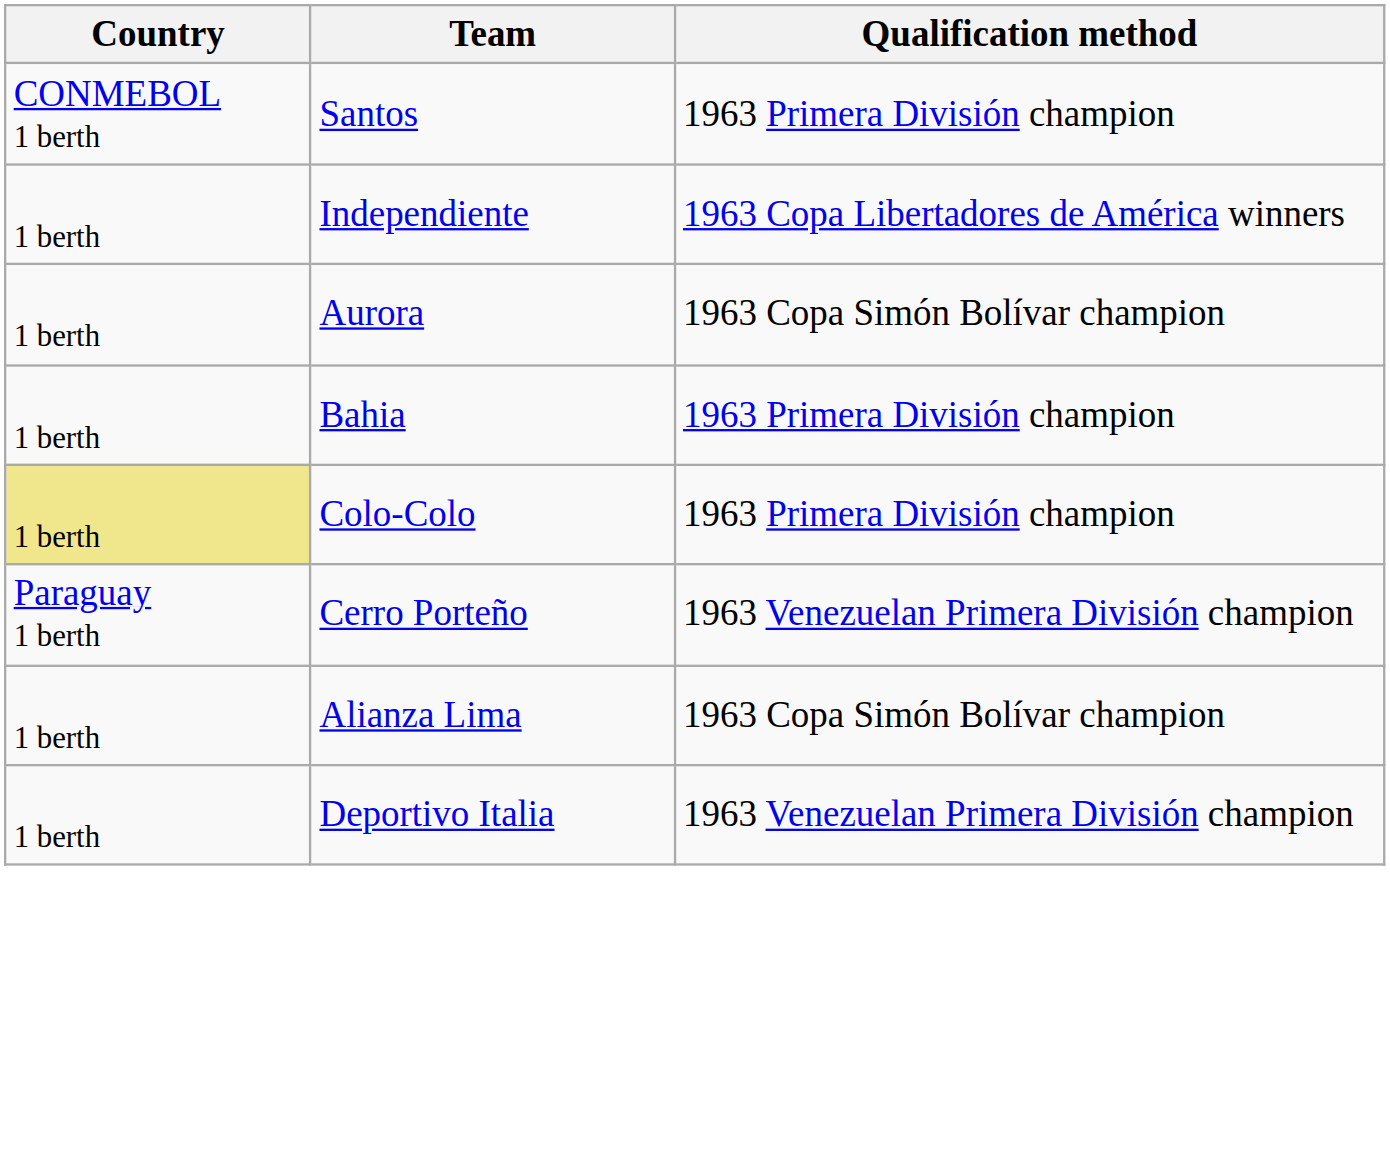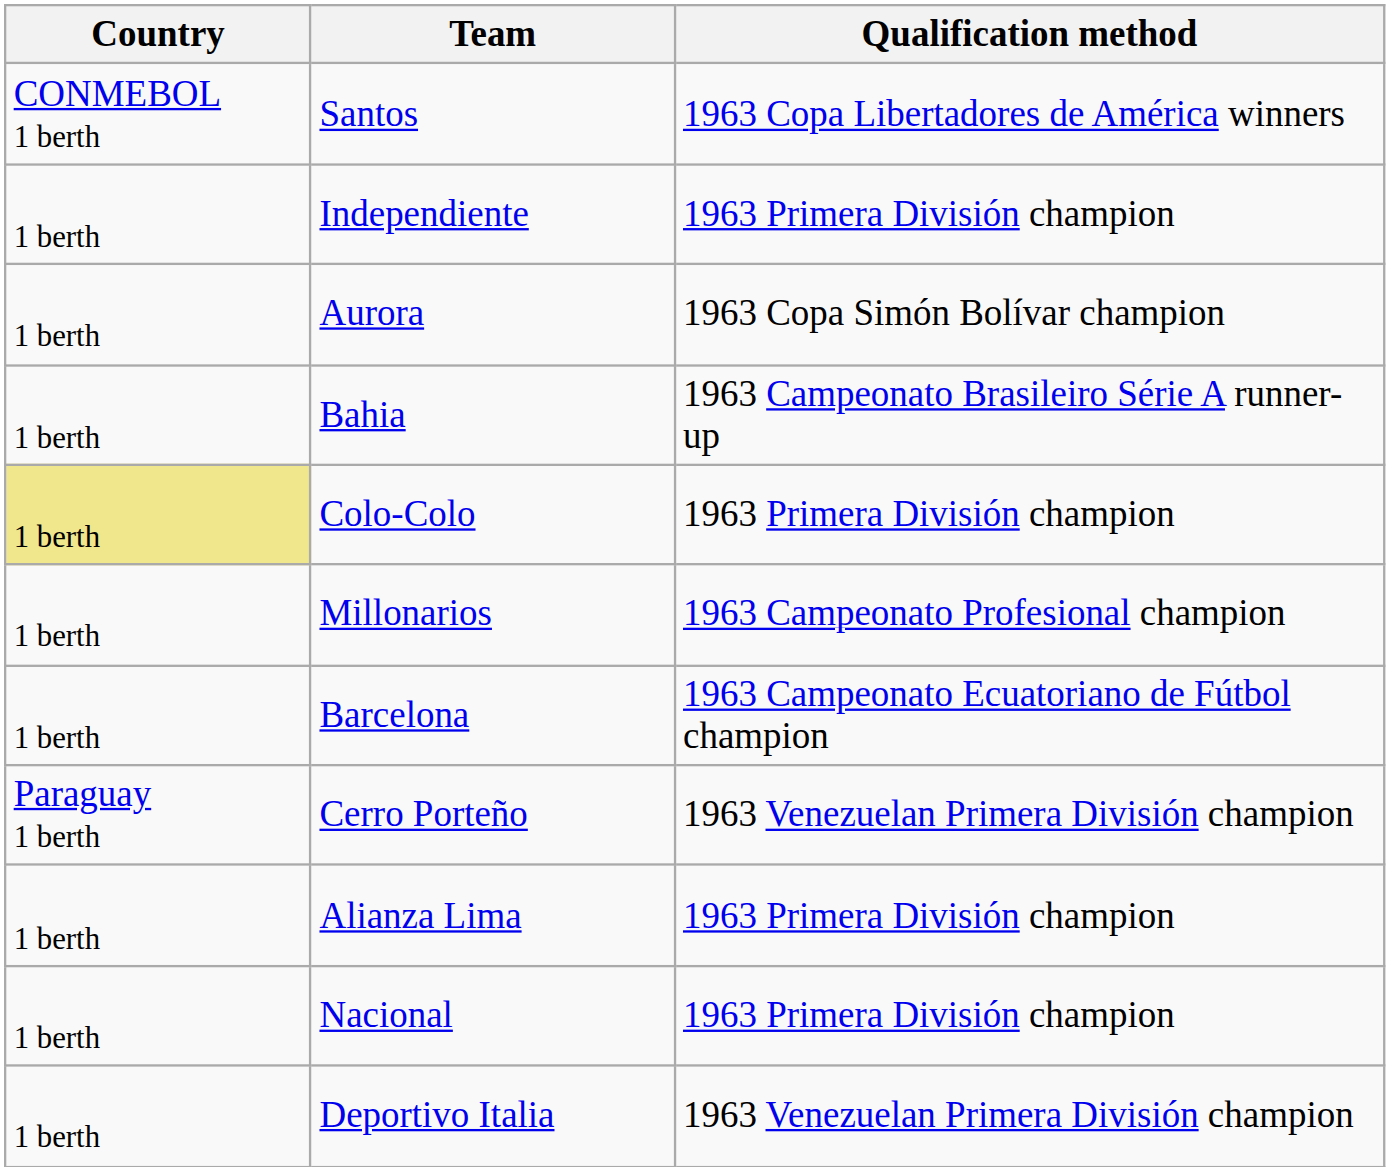(929, 113) 1963 Primera División champion -> (1014, 113) 1963 Copa Libertadores de América winners
(1014, 213) 1963 Copa Libertadores de América winners -> (929, 213) 1963 Primera División champion
(929, 413) 1963 Primera División champion -> (1013, 413) 1963 Campeonato Brasileiro Série A runner-up
+ row: (406, 614)
+ row: (394, 714)
(954, 714) 1963 Copa Simón Bolívar champion -> (929, 914) 1963 Primera División champion
+ row: (386, 1014)
